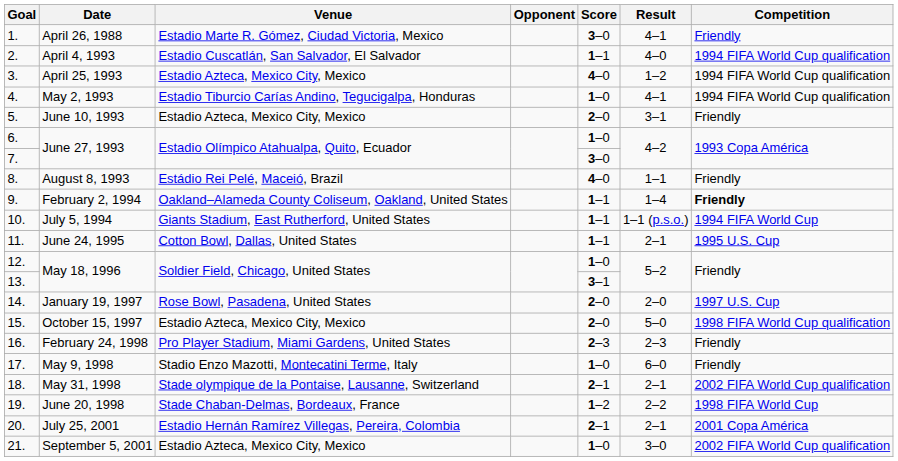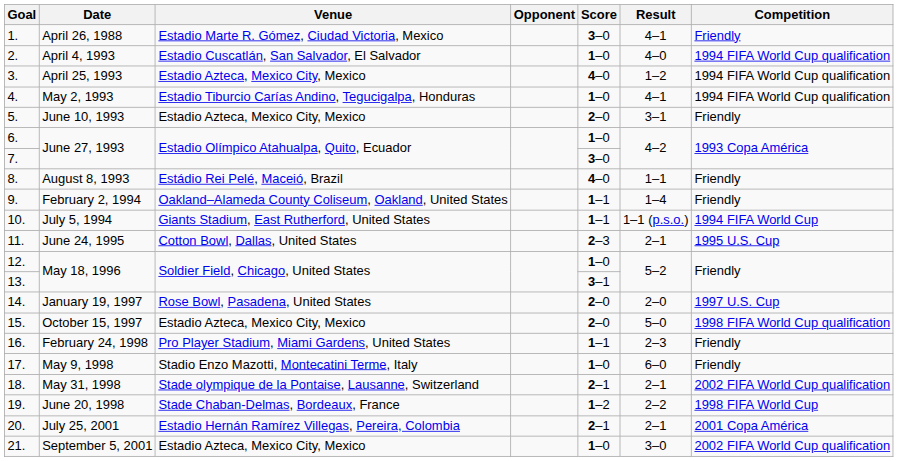(599, 55) 1–1 -> (599, 55) 1–0
(720, 199) bold -> (717, 199) normal
(599, 240) 1–1 -> (599, 240) 2–3
(599, 343) 2–3 -> (599, 343) 1–1
